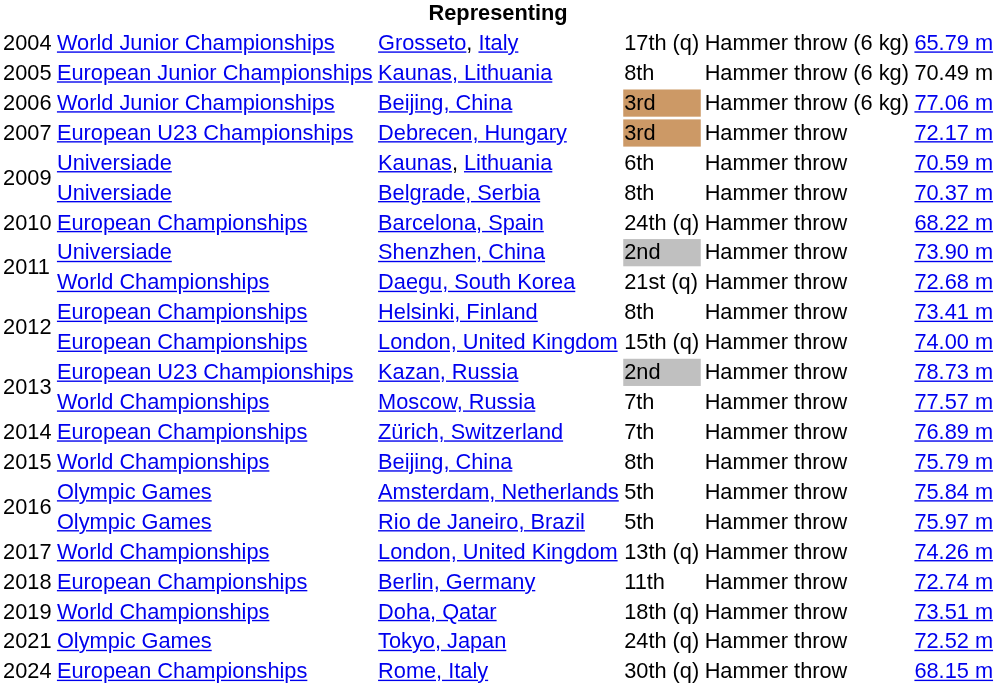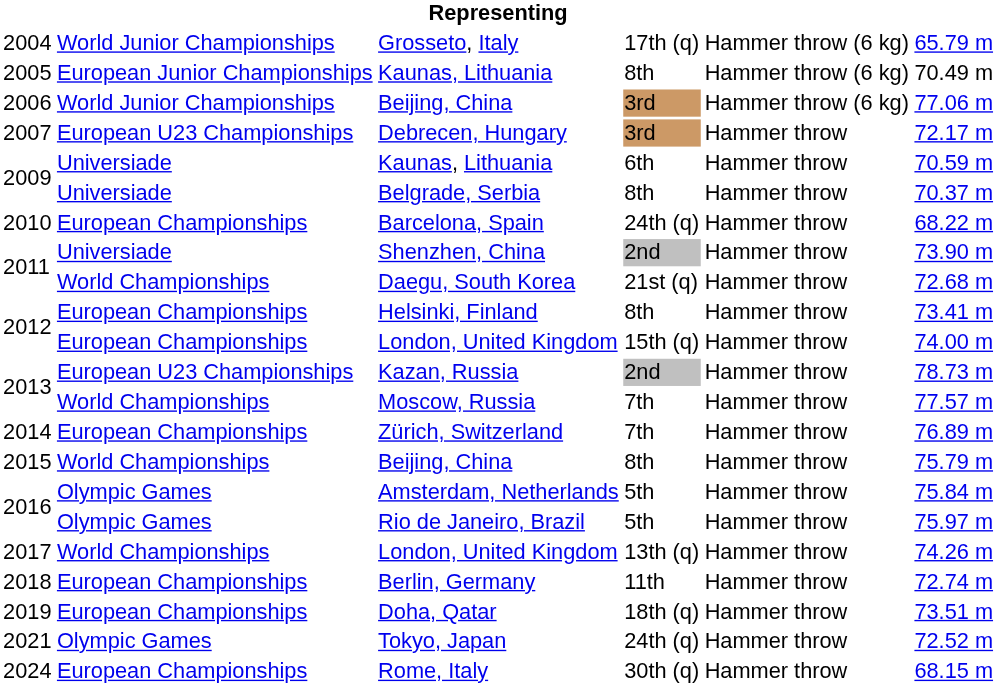(163, 611) World Championships -> (182, 611) European Championships
